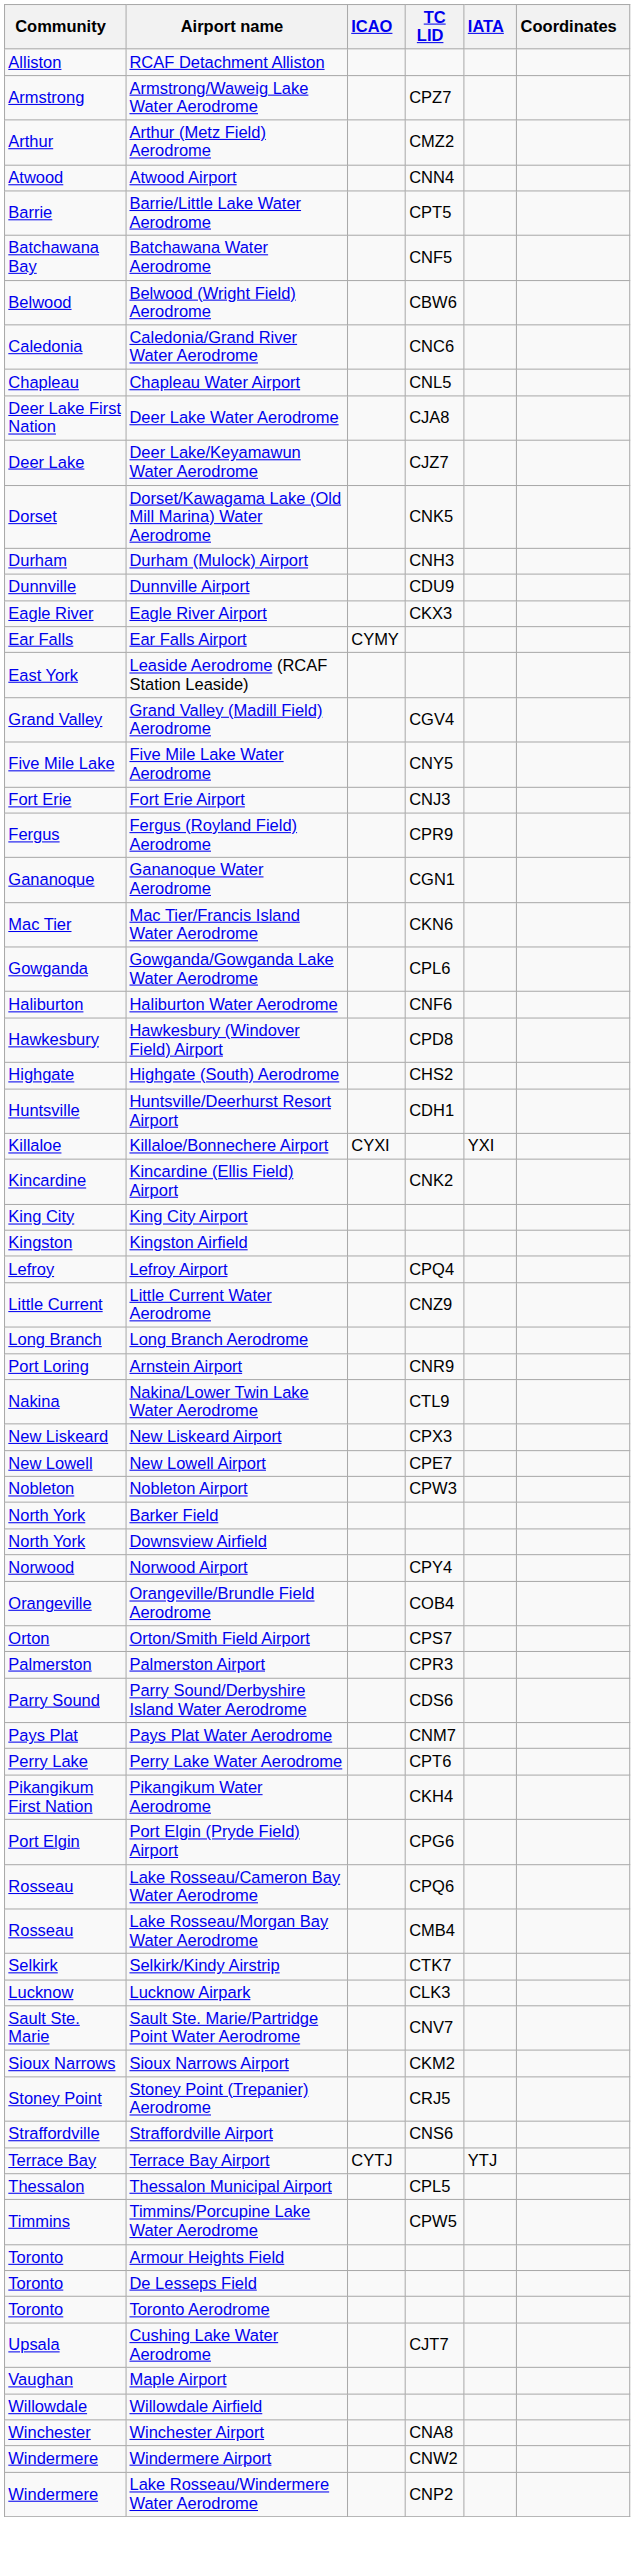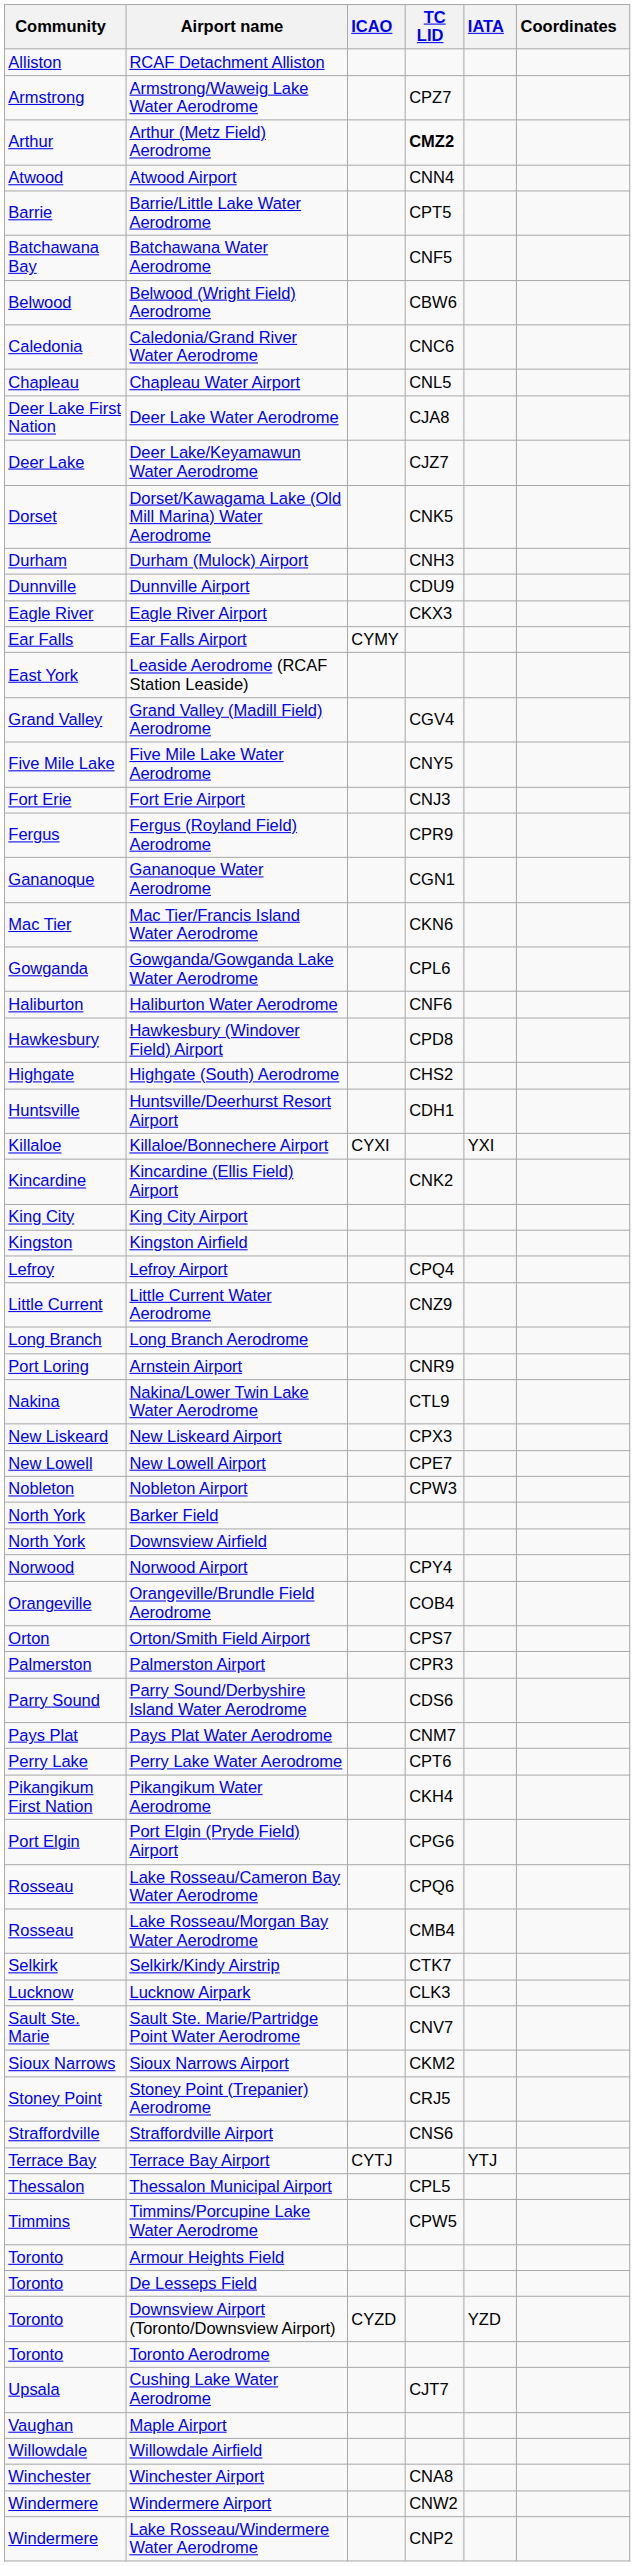(432, 142) normal -> (432, 142) bold
+ row: (233, 2318)
